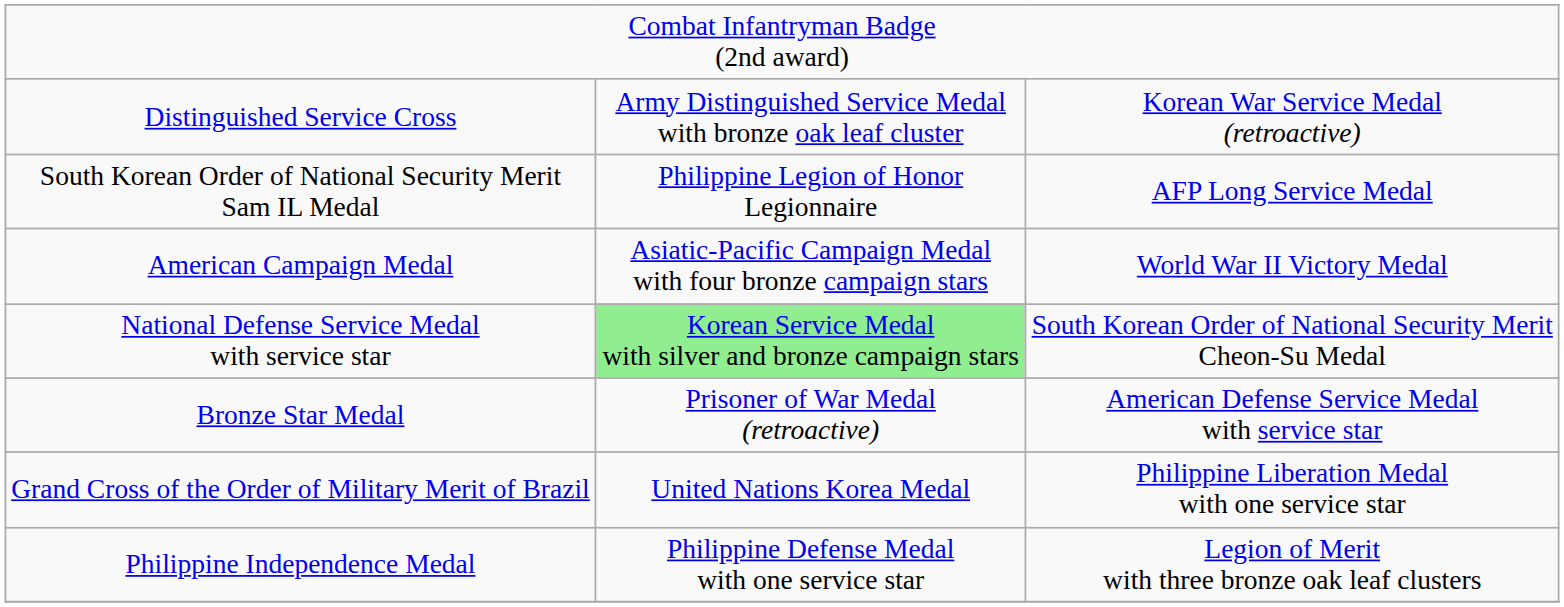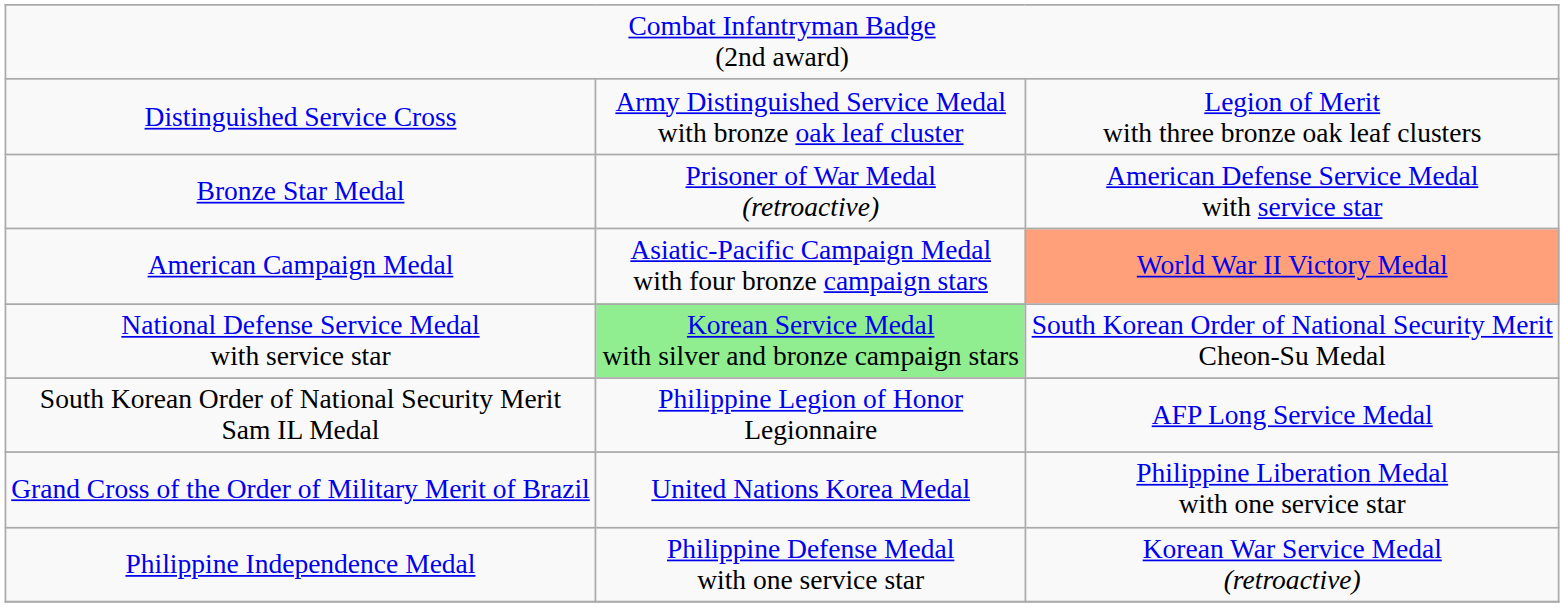(1292, 116) Korean War Service Medal (retroactive) -> (1292, 116) Legion of Merit with three bronze oak leaf clusters
rows swapped: (300, 414) <-> (300, 191)
(1292, 265) no background -> (1292, 265) lightsalmon background
(1292, 564) Legion of Merit with three bronze oak leaf clusters -> (1292, 564) Korean War Service Medal (retroactive)
